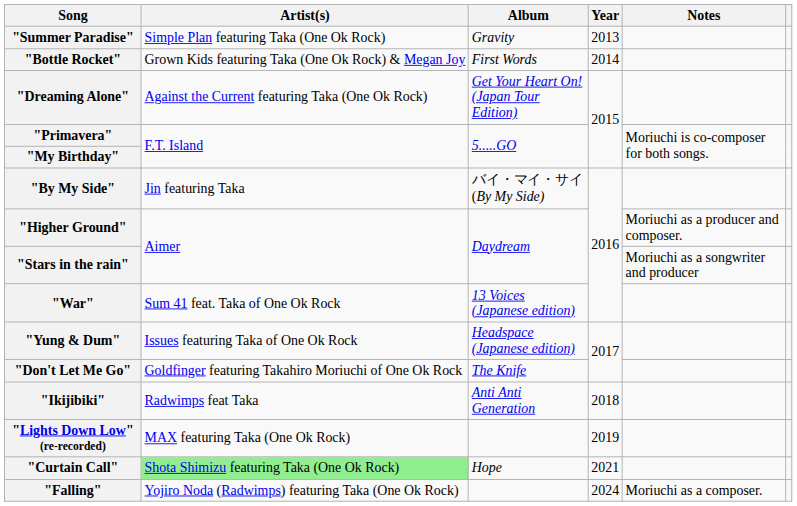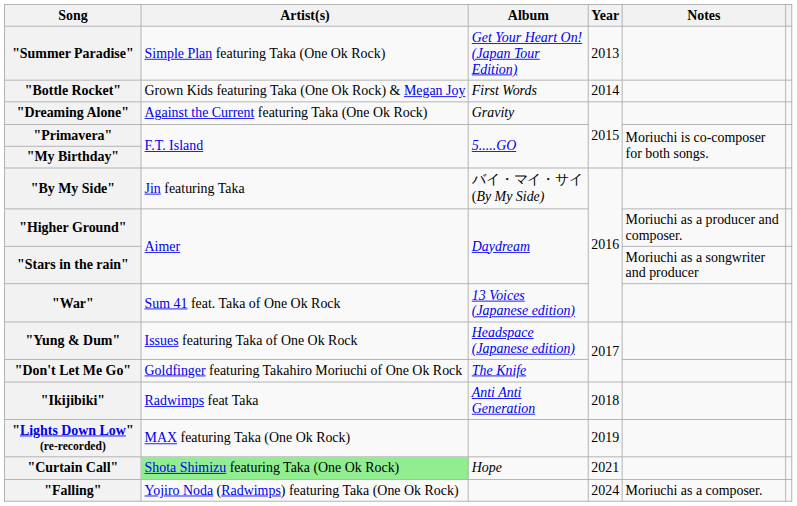(493, 37) Gravity -> (527, 53) Get Your Heart On! (Japan Tour Edition)
(527, 97) Get Your Heart On! (Japan Tour Edition) -> (493, 113) Gravity
